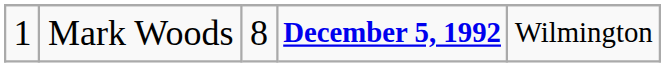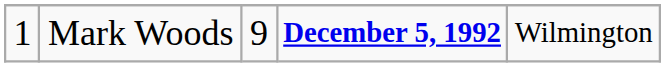(259, 33) 8 -> (259, 33) 9
